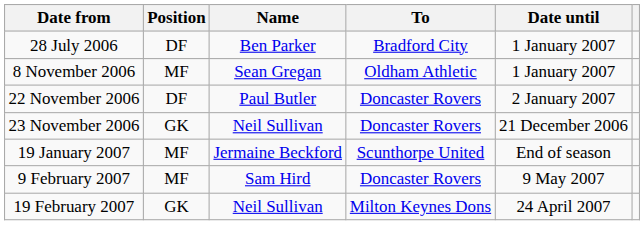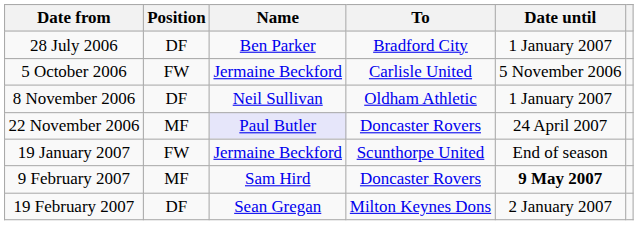+ row: (74, 71)
(176, 71) MF -> (176, 98) DF
(278, 71) Sean Gregan -> (278, 98) Neil Sullivan
(176, 98) DF -> (176, 125) MF
(278, 98) no background -> (278, 125) lavender background
(563, 98) 2 January 2007 -> (560, 125) 24 April 2007
- row: (74, 125)
(176, 152) MF -> (176, 152) FW
(563, 179) normal -> (560, 179) bold
(176, 206) GK -> (176, 206) DF
(278, 206) Neil Sullivan -> (278, 206) Sean Gregan
(563, 206) 24 April 2007 -> (560, 206) 2 January 2007
